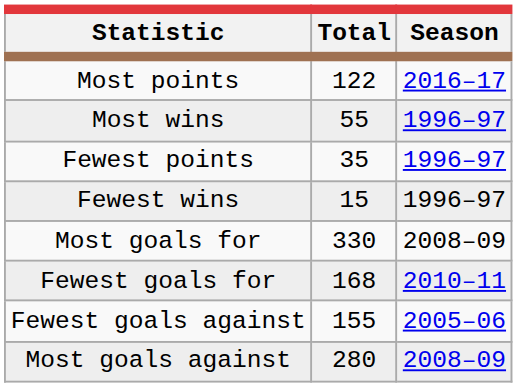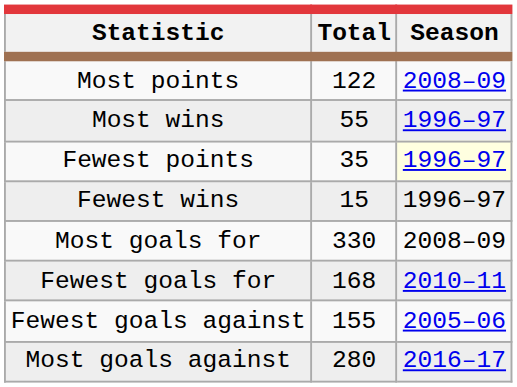(454, 81) 2016–17 -> (454, 81) 2008–09
(454, 161) no background -> (454, 161) lightyellow background
(454, 361) 2008–09 -> (454, 361) 2016–17
